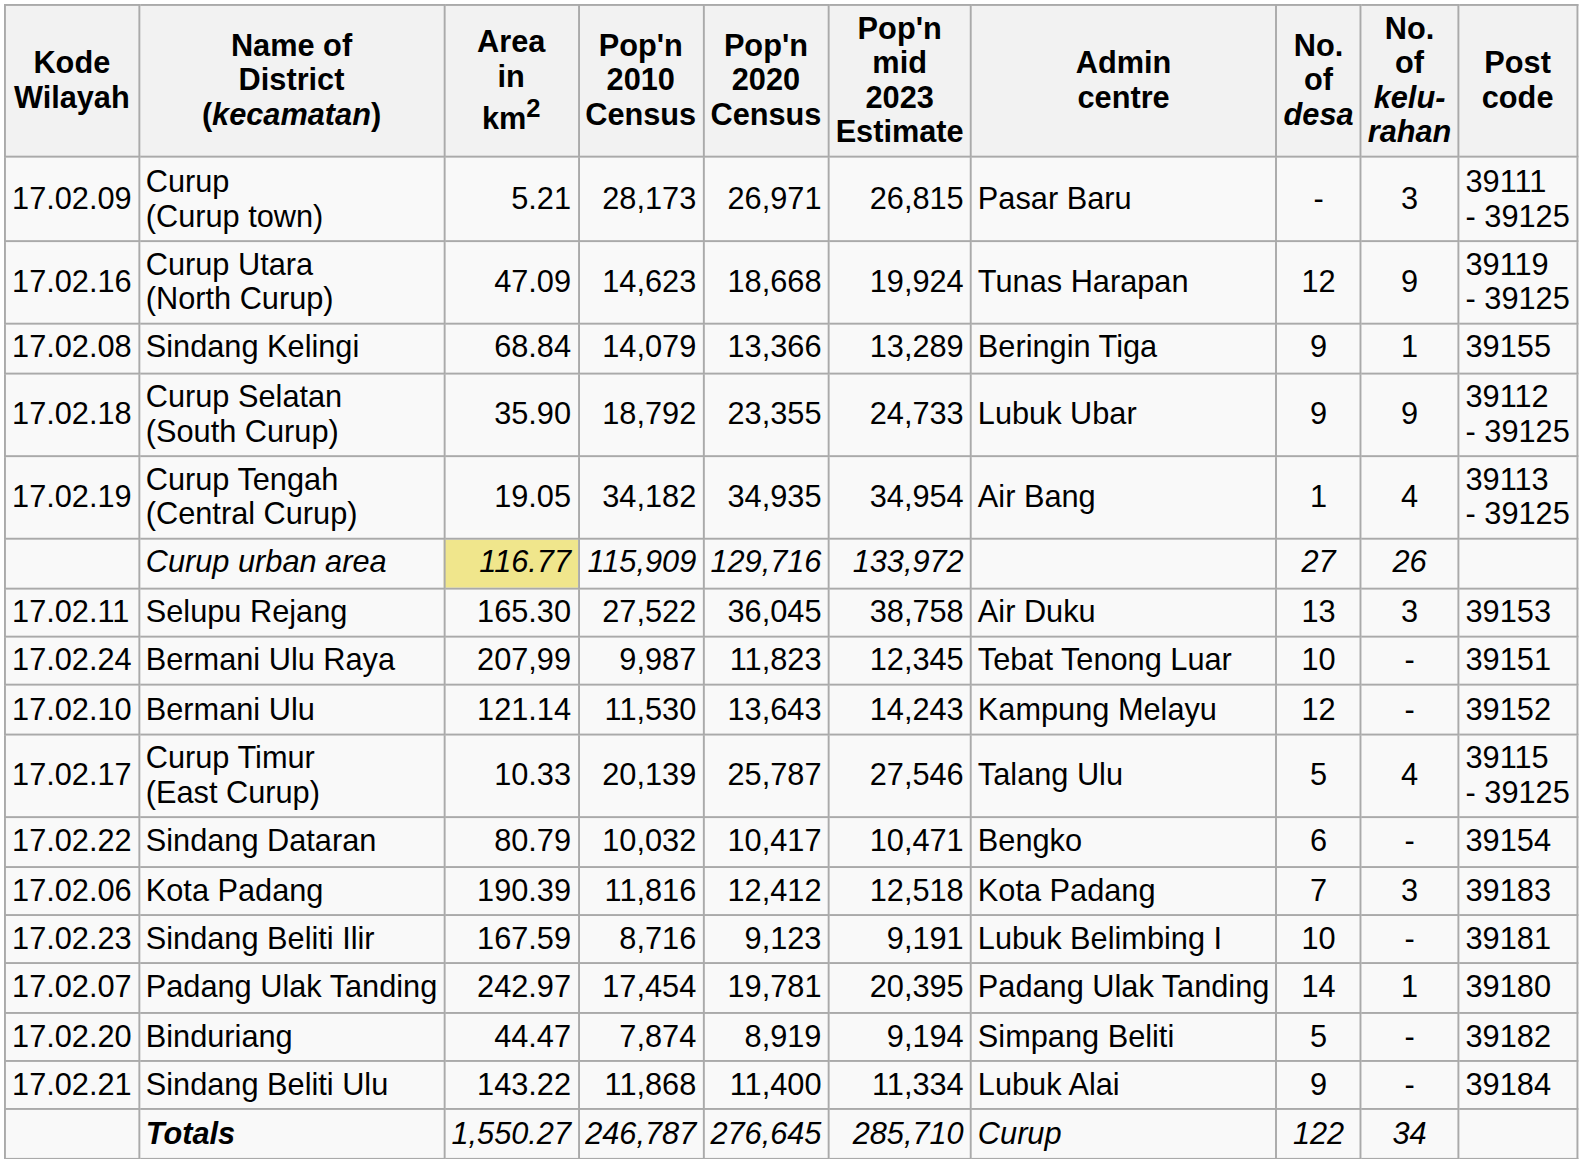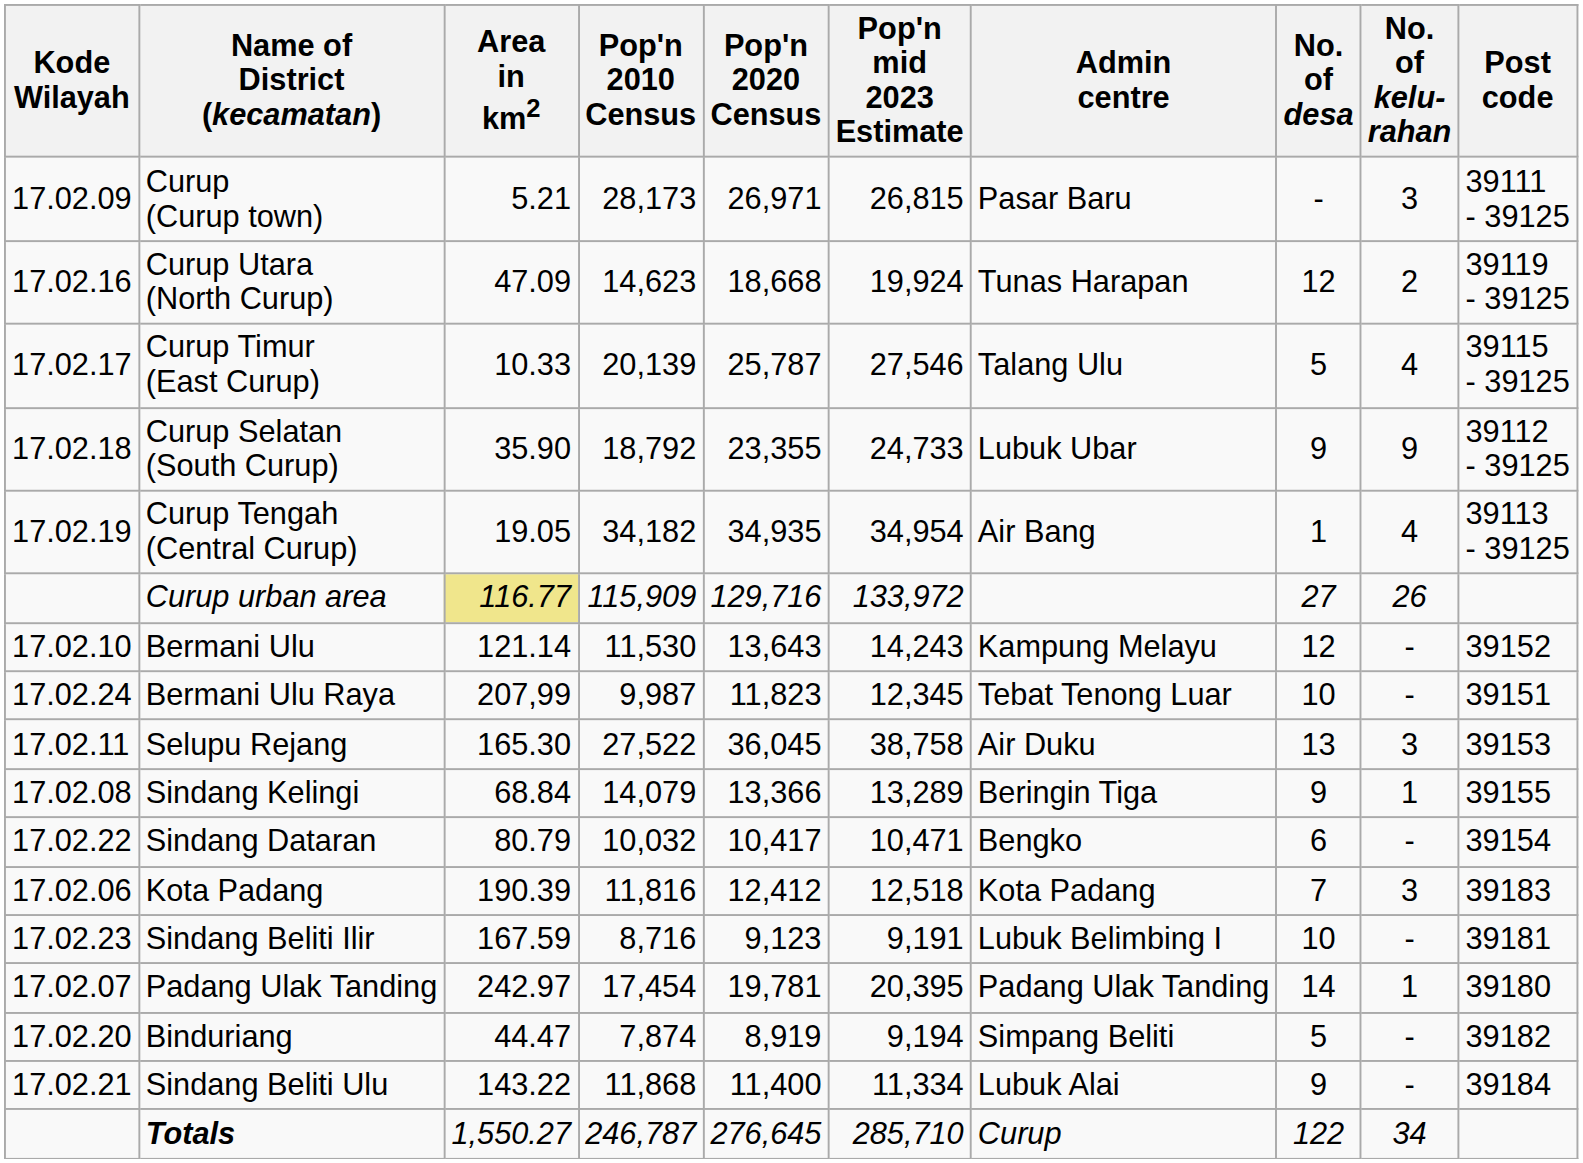(1410, 281) 9 -> (1410, 281) 2
rows swapped: (233, 775) <-> (253, 347)
rows swapped: (230, 709) <-> (247, 611)
